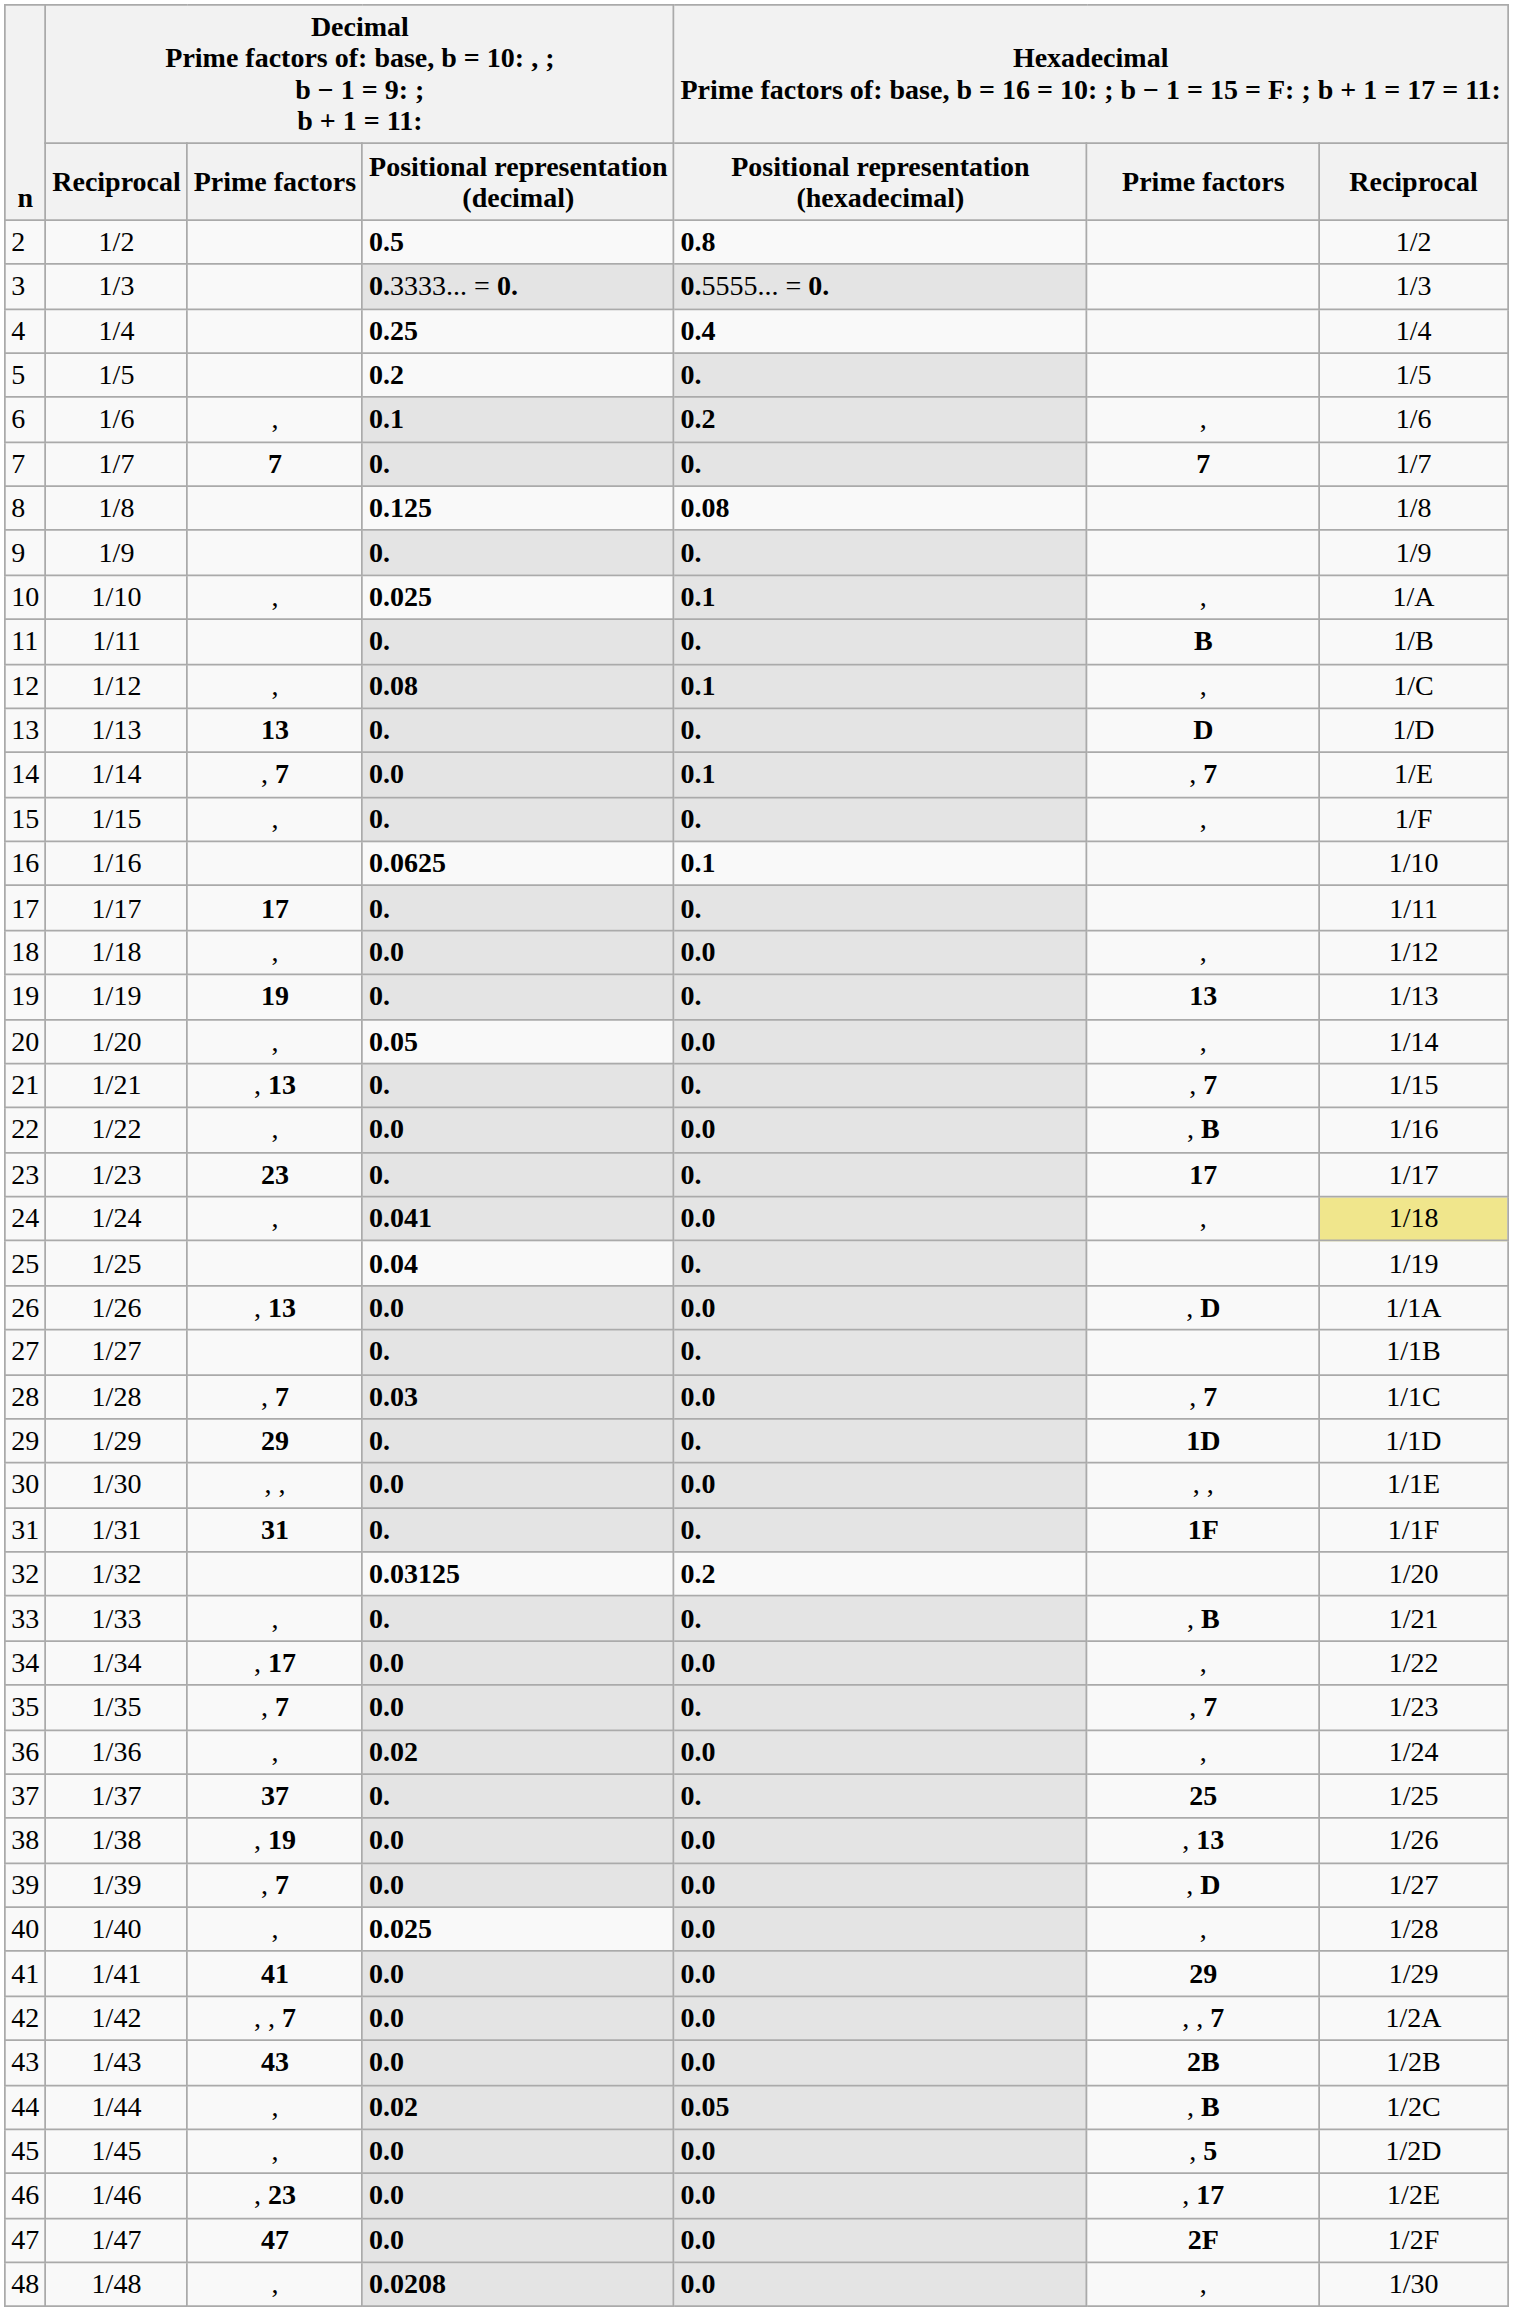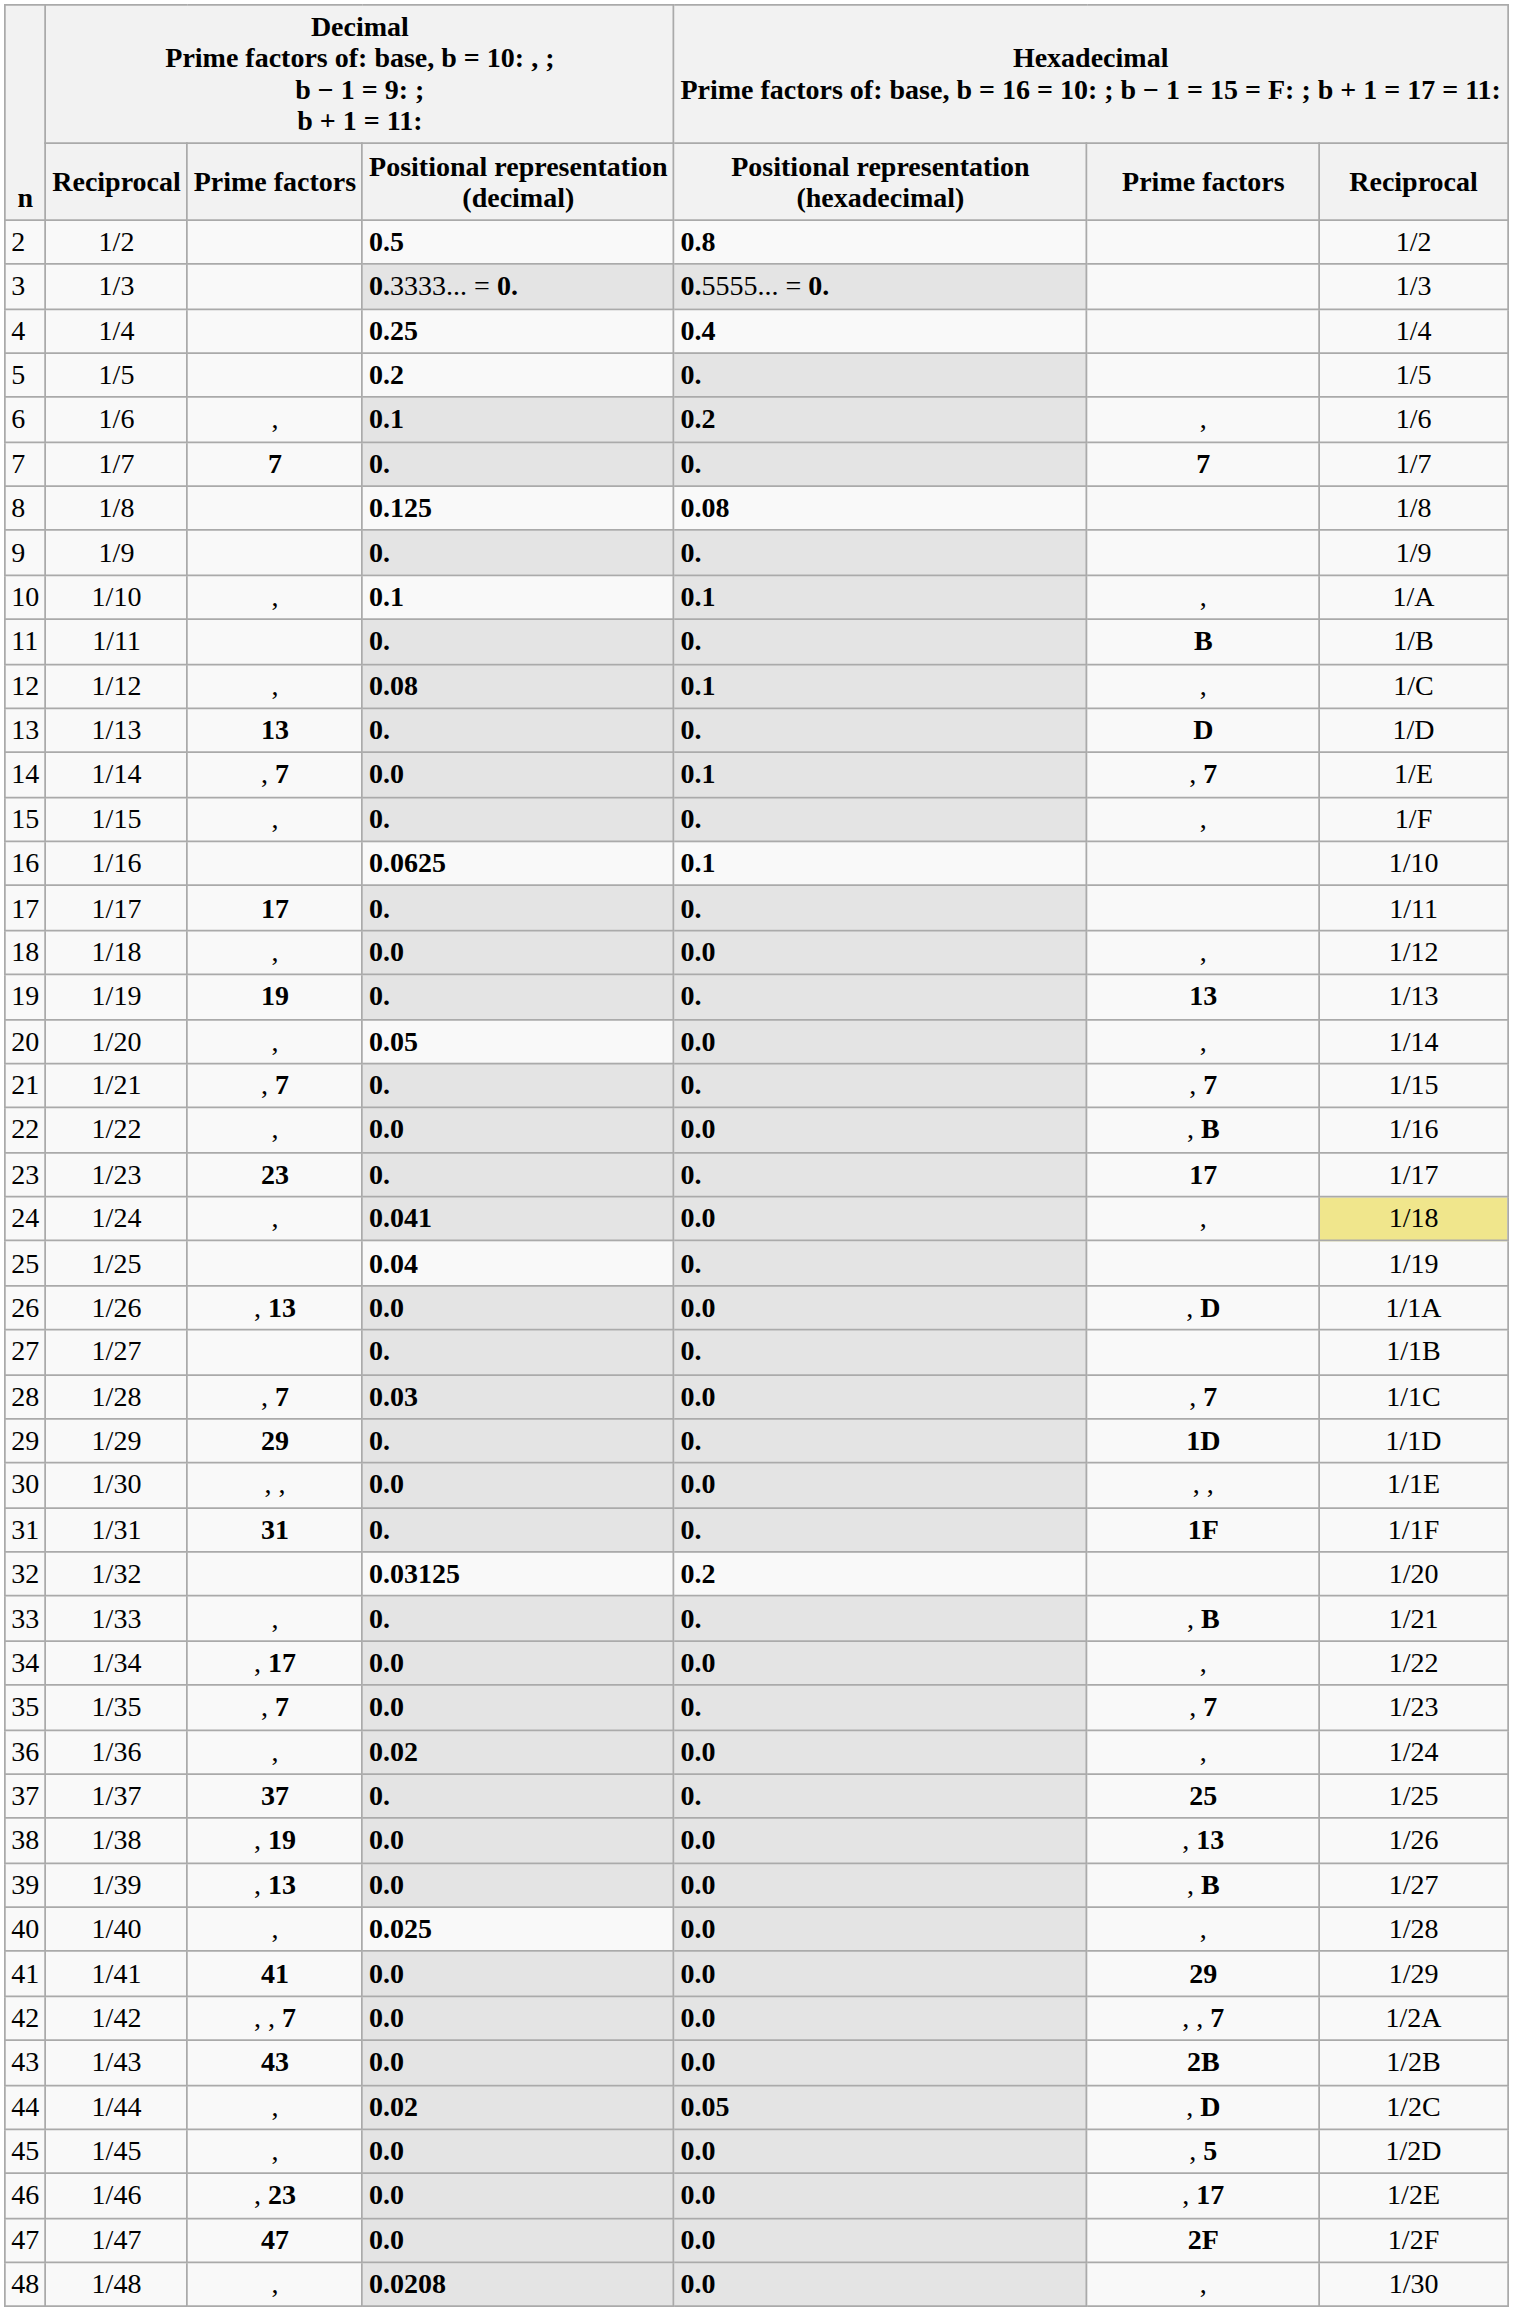(401, 596) 0.025 -> (387, 596) 0.1
(275, 1085) , 13 -> (275, 1085) , 7
(275, 1884) , 7 -> (275, 1884) , 13
(1203, 1884) , D -> (1203, 1884) , B
(1203, 2106) , B -> (1203, 2106) , D
